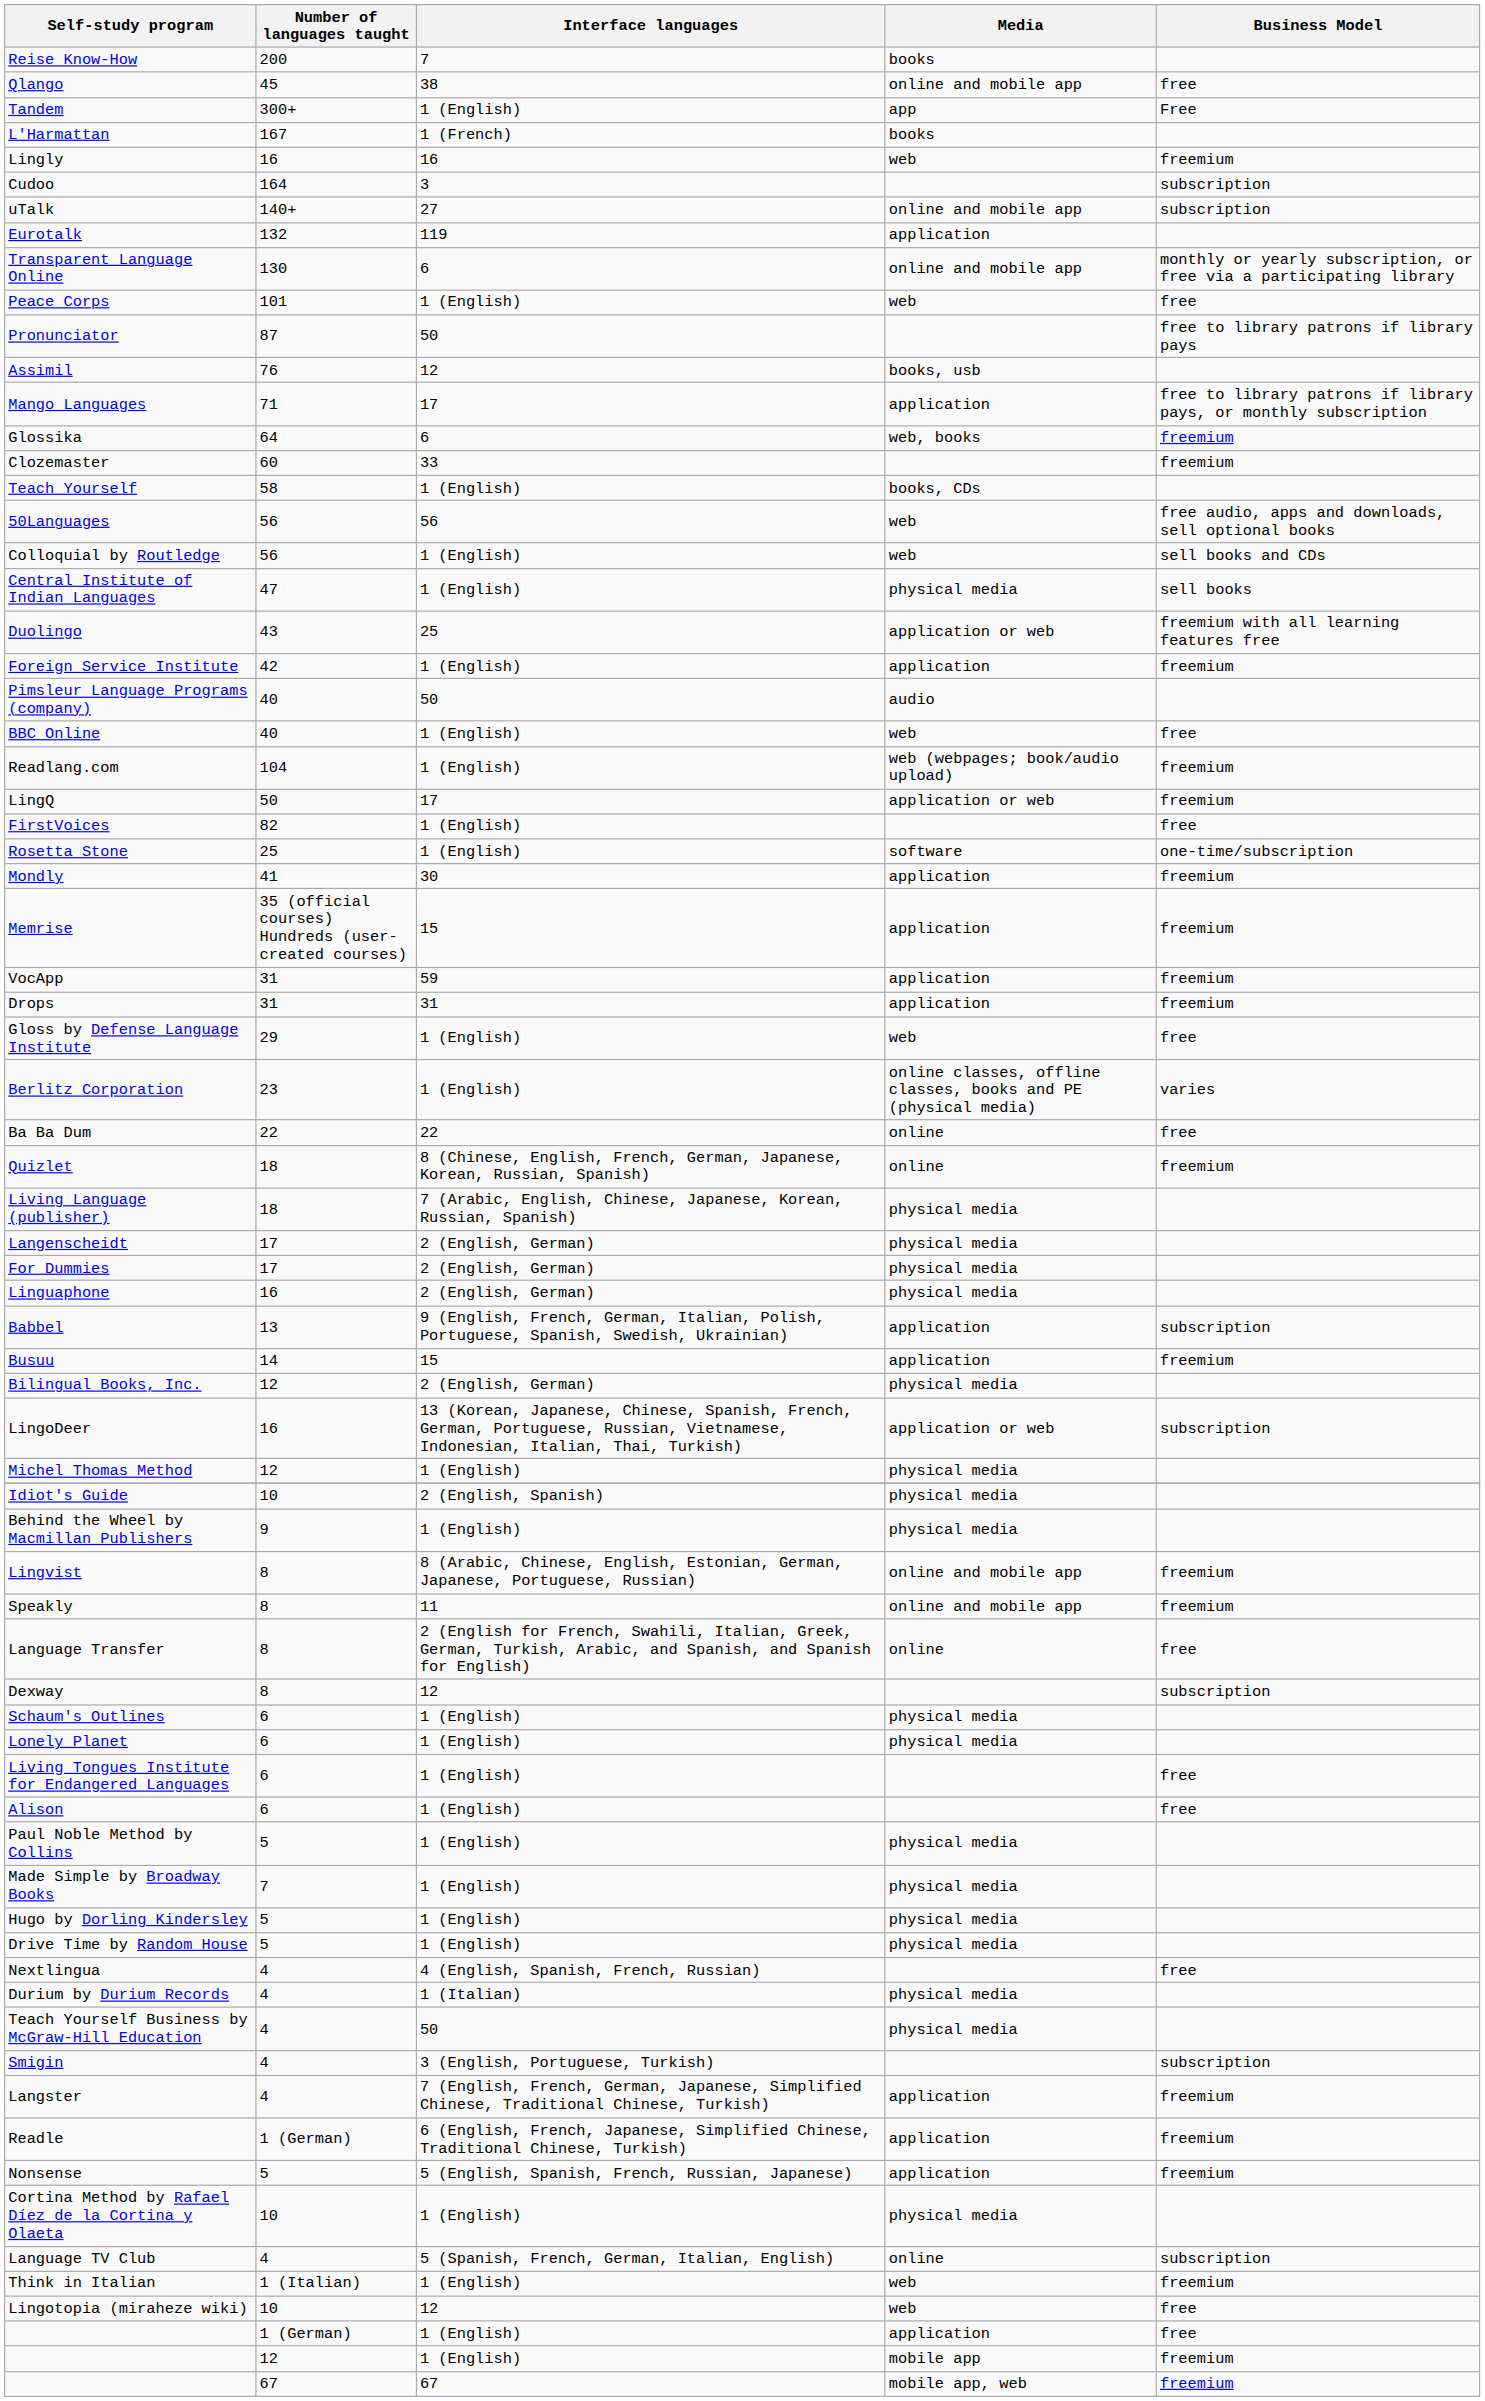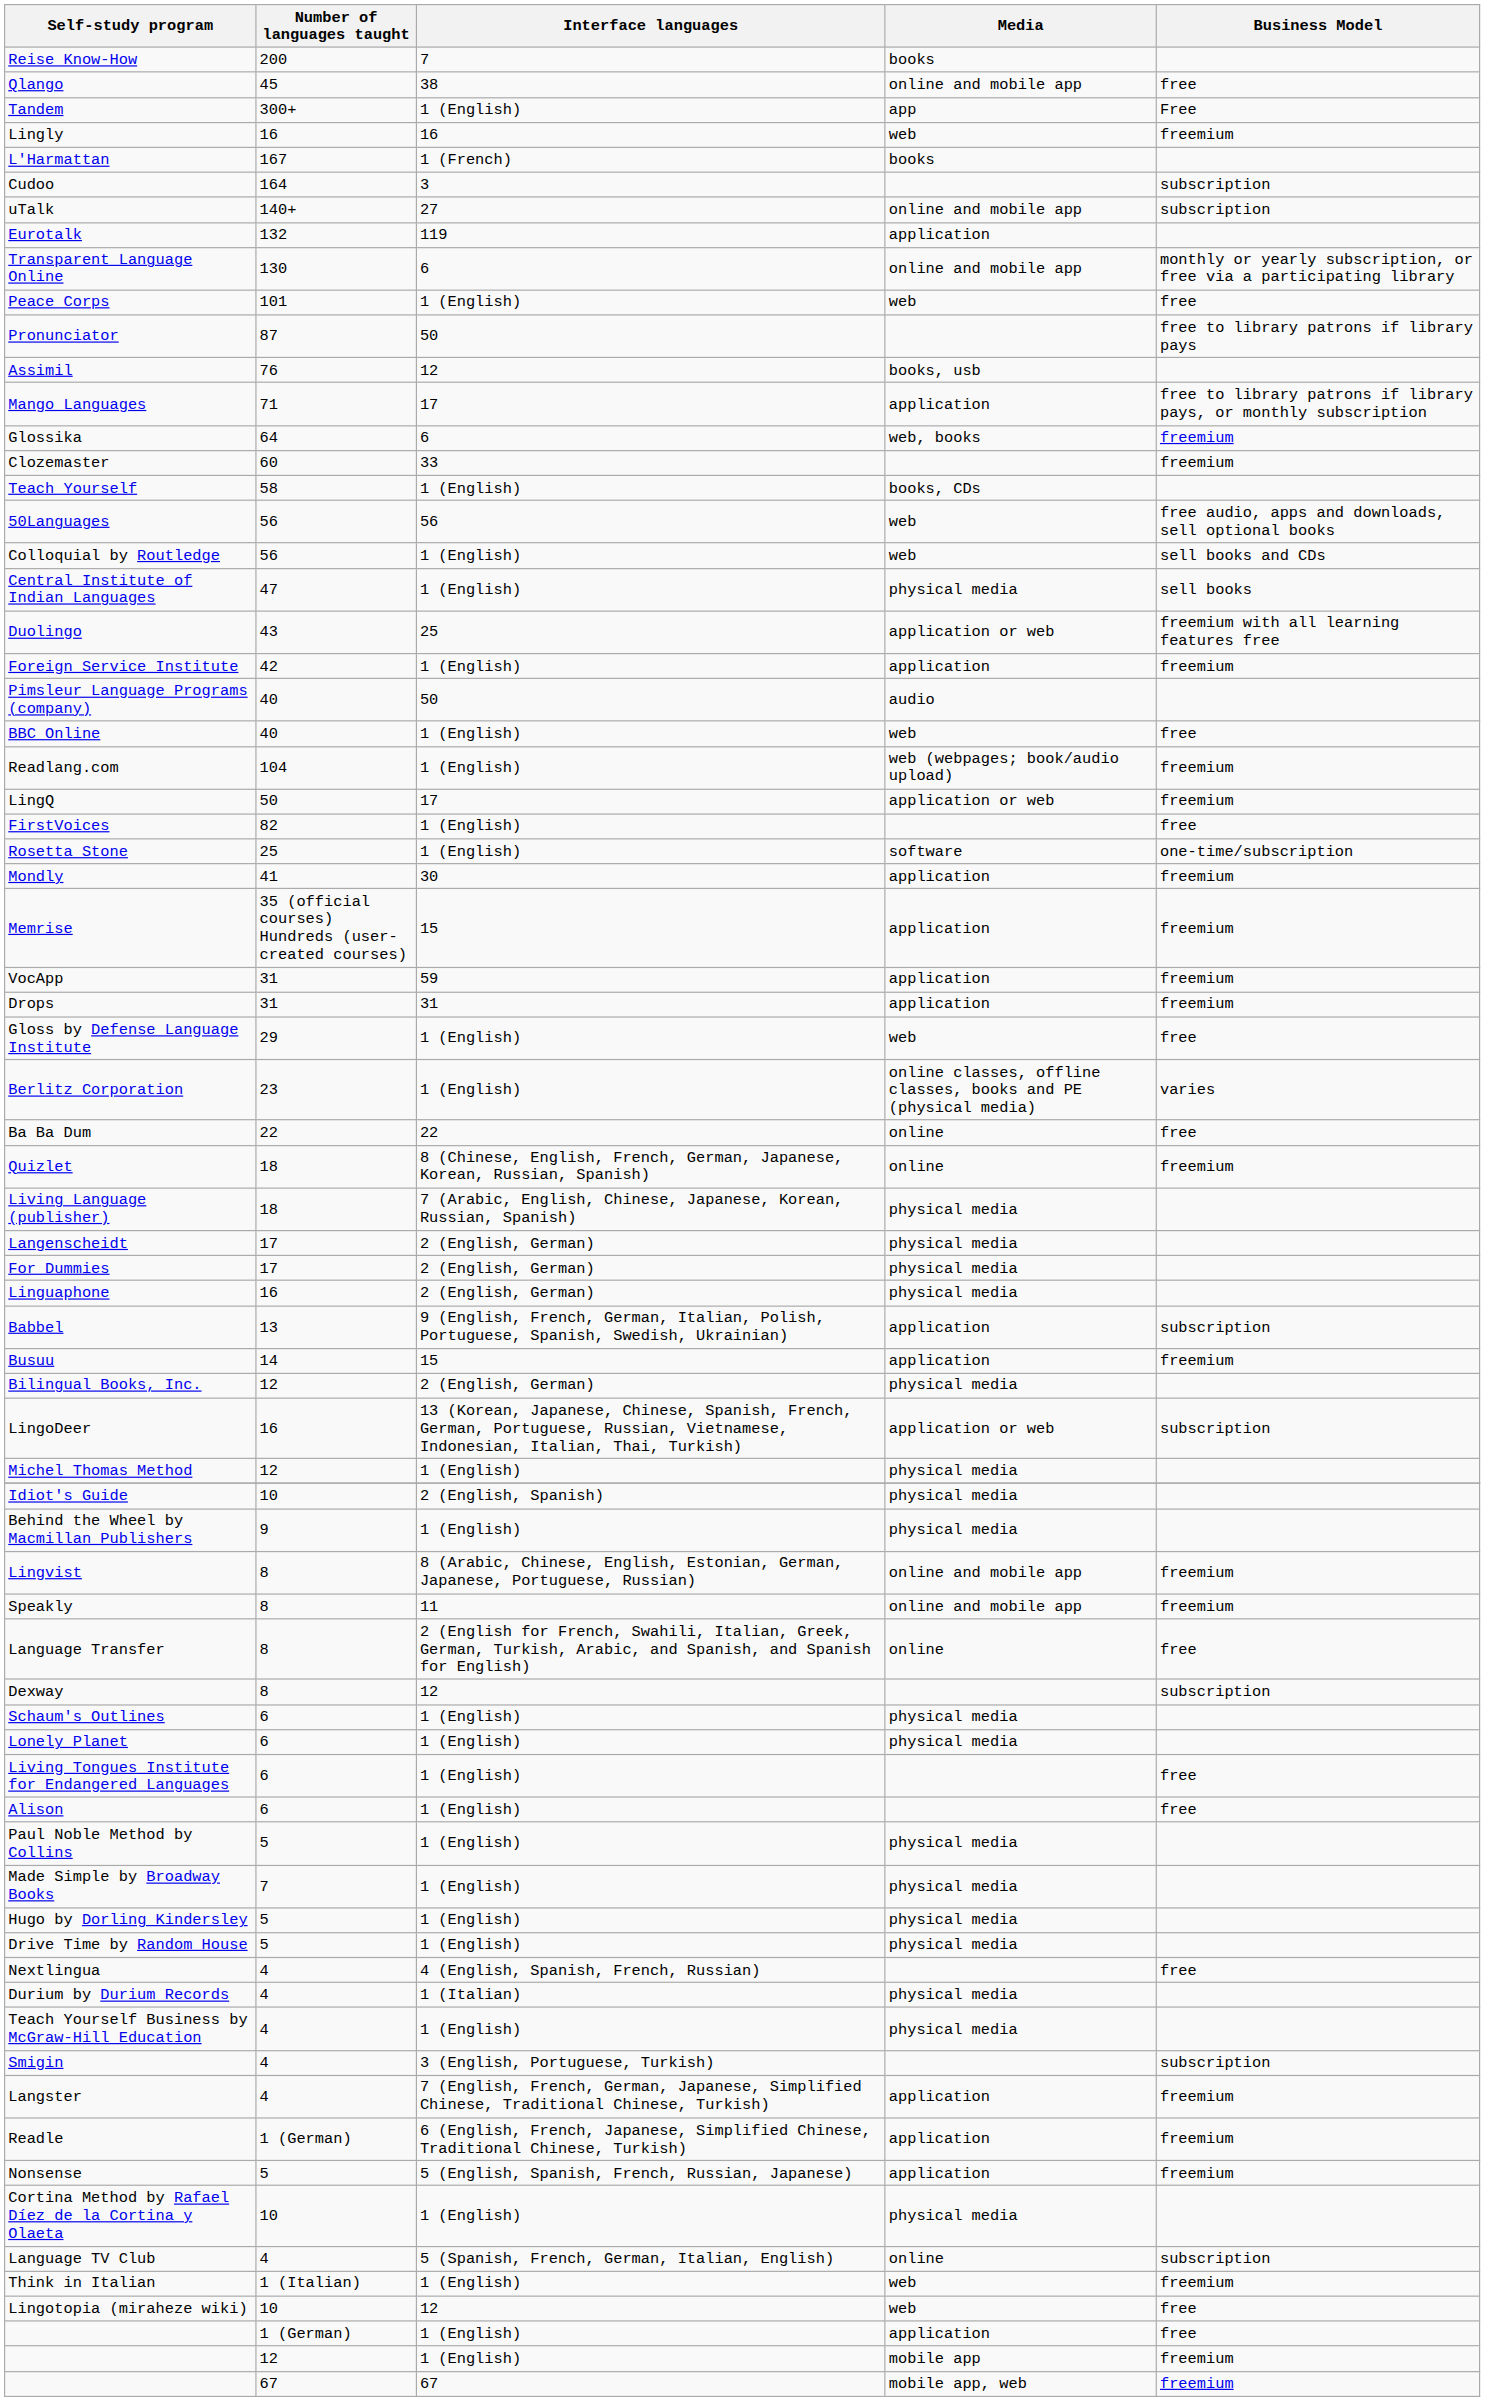rows swapped: (36, 160) <-> (59, 135)
(429, 2029) 50 -> (471, 2029) 1 (English)
